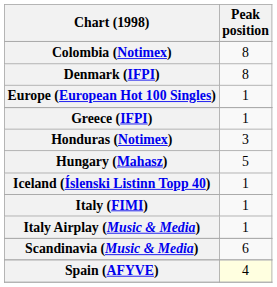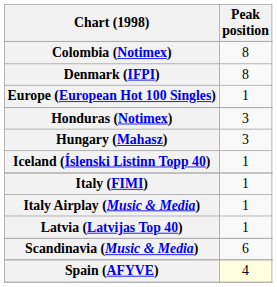- row: (112, 118)
(245, 161) 5 -> (245, 140) 3
+ row: (112, 227)
